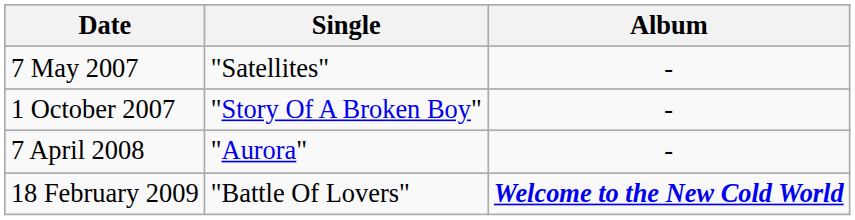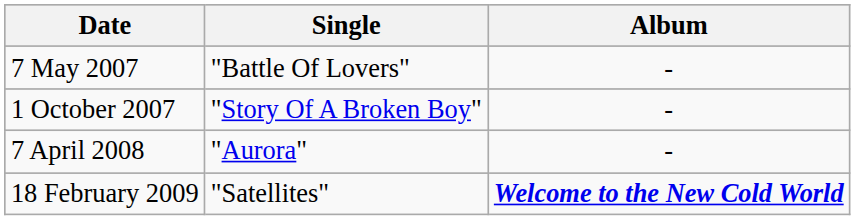(270, 67) "Satellites" -> (310, 67) "Battle Of Lovers"
(310, 192) "Battle Of Lovers" -> (270, 192) "Satellites"
